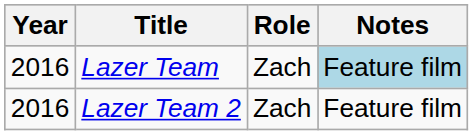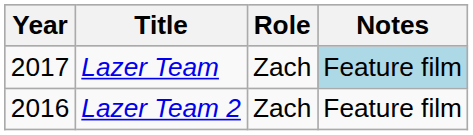(40, 66) 2016 -> (40, 66) 2017
